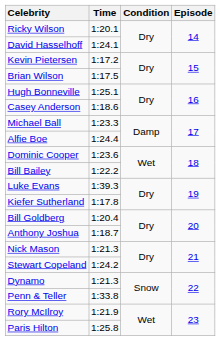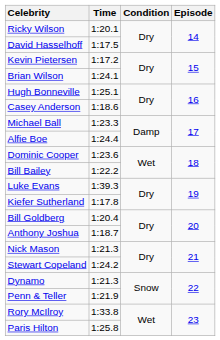(105, 44) 1:24.1 -> (105, 44) 1:17.5
(105, 76) 1:17.5 -> (105, 76) 1:24.1
(105, 296) 1:33.8 -> (105, 296) 1:21.9
(105, 312) 1:21.9 -> (105, 312) 1:33.8
